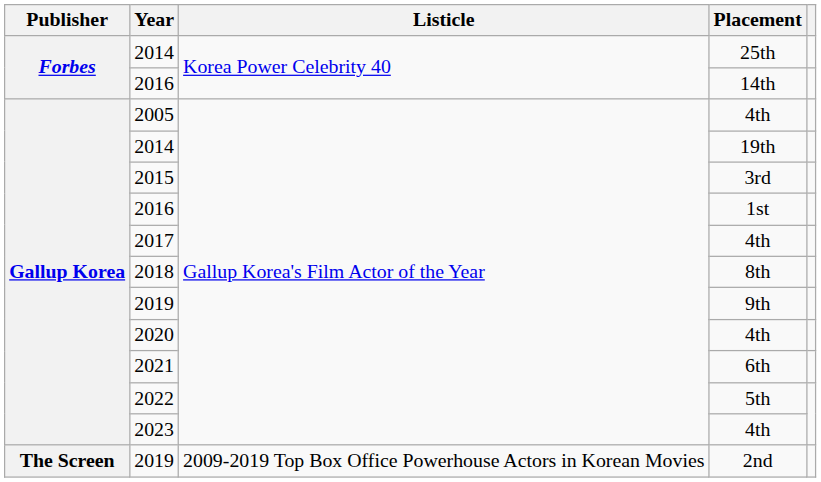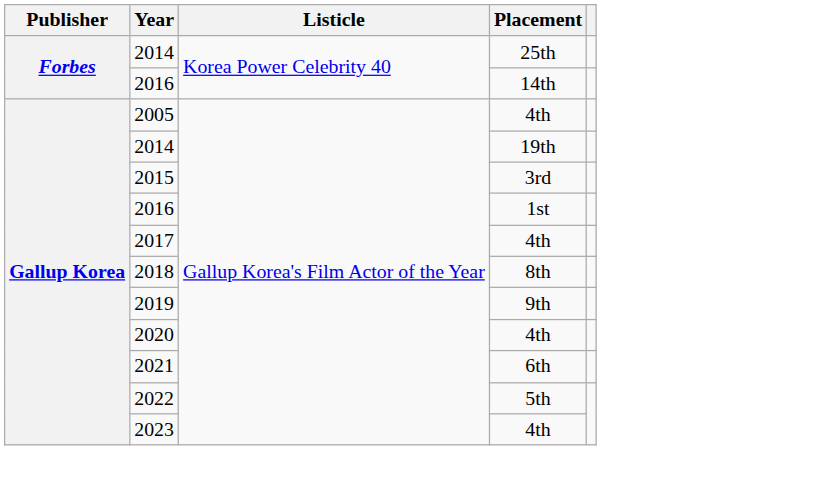- row: (154, 460)
